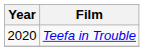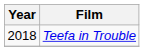(22, 35) 2020 -> (22, 35) 2018
